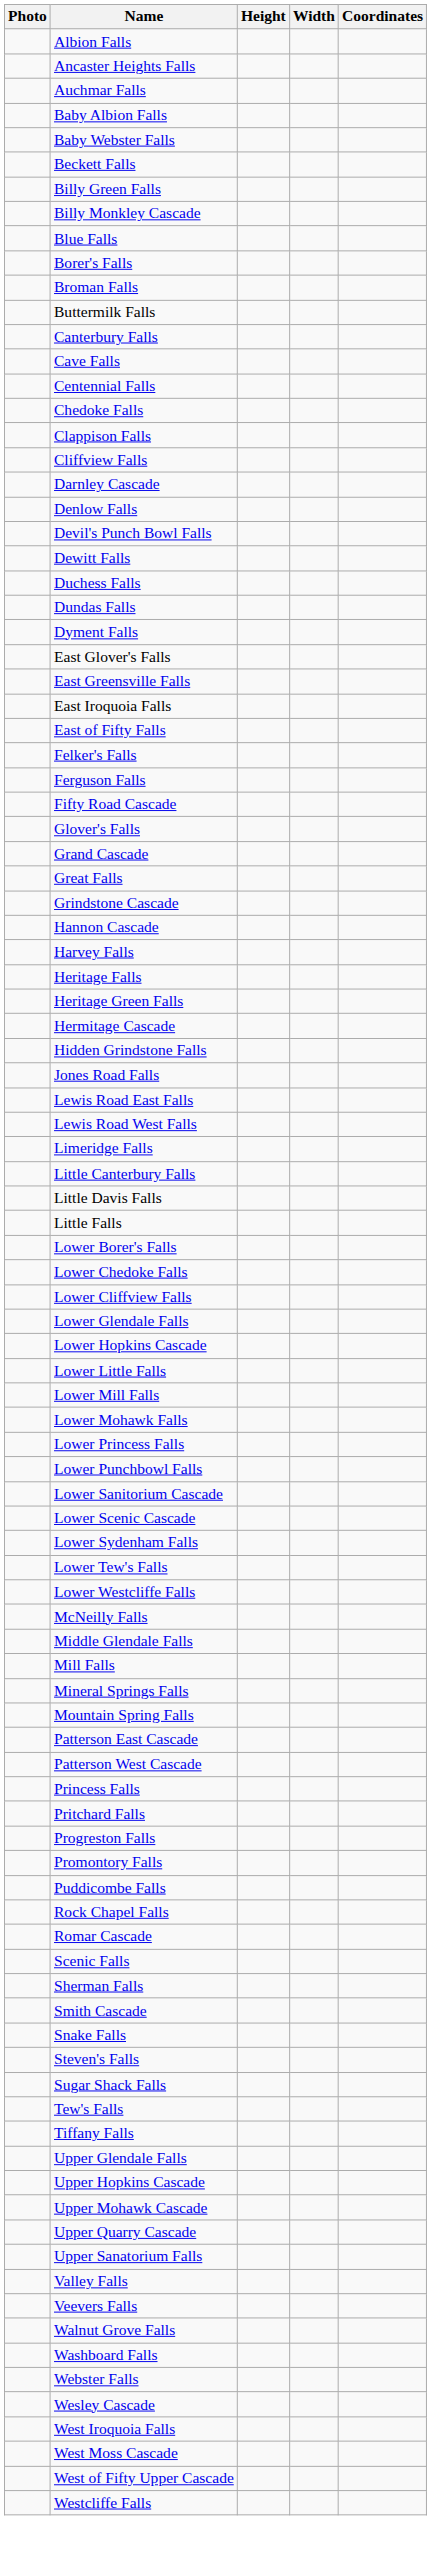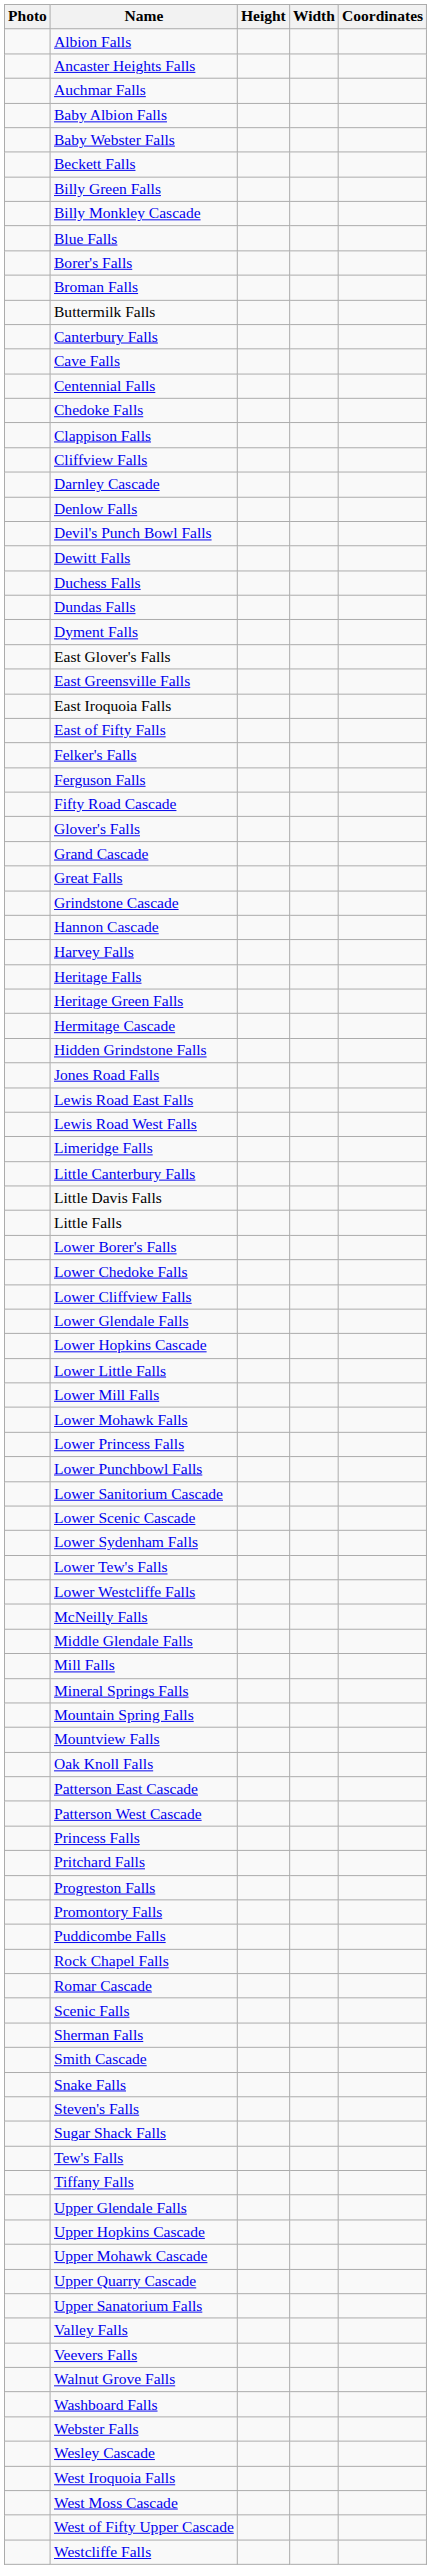+ row: (107, 1739)
+ row: (104, 1764)
